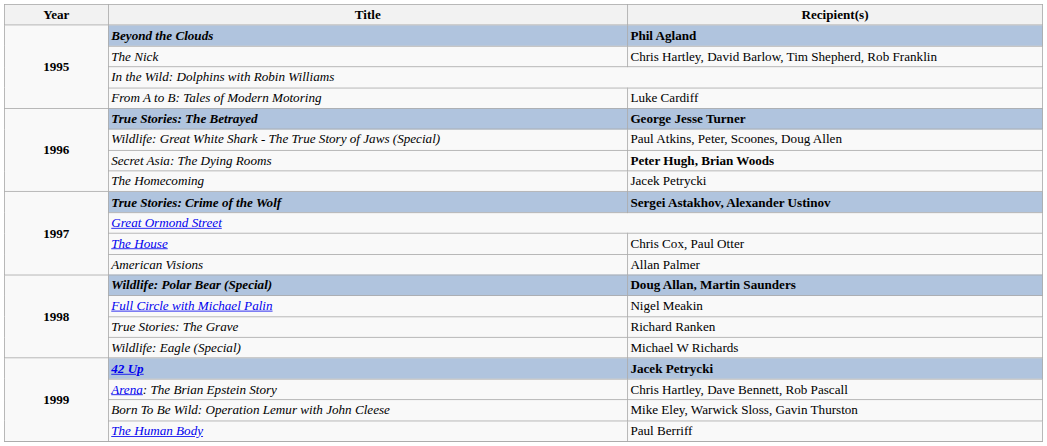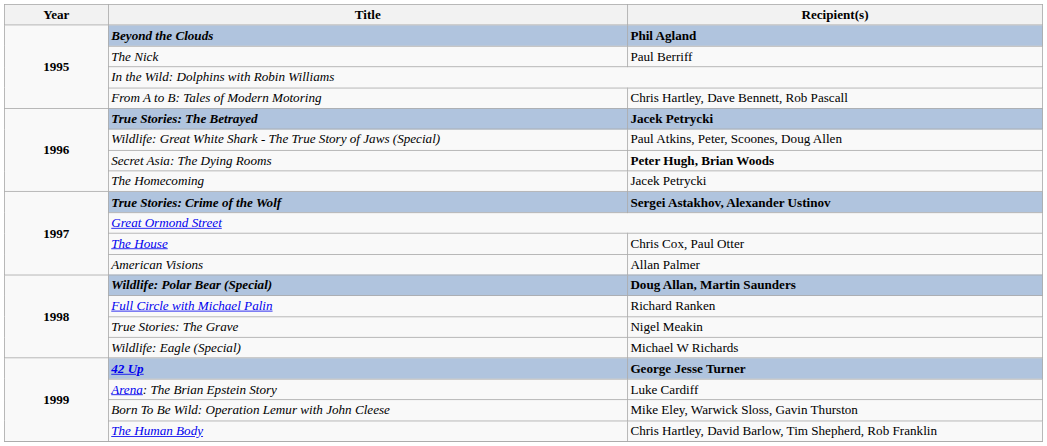(784, 56) Chris Hartley, David Barlow, Tim Shepherd, Rob Franklin -> (661, 56) Paul Berriff
(664, 98) Luke Cardiff -> (739, 98) Chris Hartley, Dave Bennett, Rob Pascall
(688, 118) George Jesse Turner -> (672, 118) Jacek Petrycki
(667, 306) Nigel Meakin -> (673, 306) Richard Ranken
(673, 327) Richard Ranken -> (667, 327) Nigel Meakin
(672, 368) Jacek Petrycki -> (688, 368) George Jesse Turner
(739, 389) Chris Hartley, Dave Bennett, Rob Pascall -> (664, 389) Luke Cardiff
(661, 431) Paul Berriff -> (784, 431) Chris Hartley, David Barlow, Tim Shepherd, Rob Franklin
